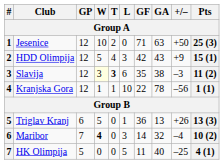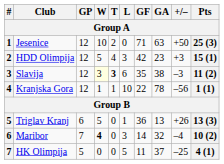(159, 58) 43 -> (159, 58) 23
(179, 58) +9 -> (179, 58) +3
(159, 151) 40 -> (159, 151) 37
